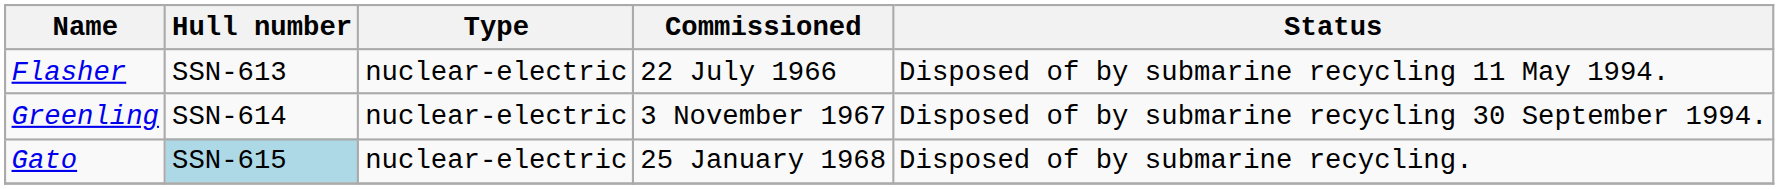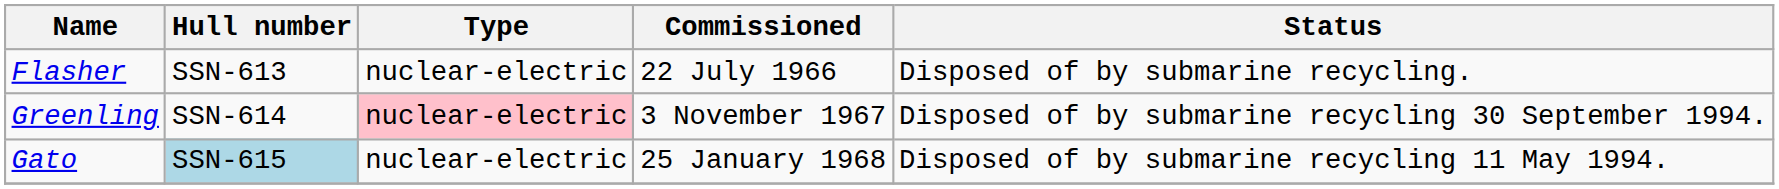(1284, 72) Disposed of by submarine recycling 11 May 1994. -> (1186, 72) Disposed of by submarine recycling.
(496, 116) no background -> (496, 116) pink background
(1186, 161) Disposed of by submarine recycling. -> (1284, 161) Disposed of by submarine recycling 11 May 1994.
